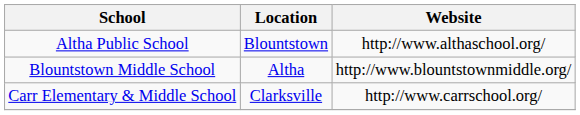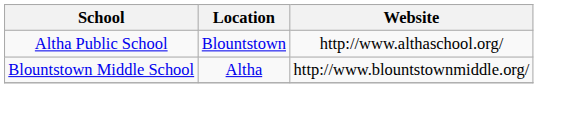- row: (122, 95)
